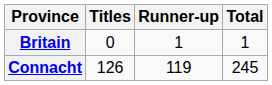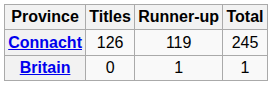rows swapped: (45, 67) <-> (45, 42)
